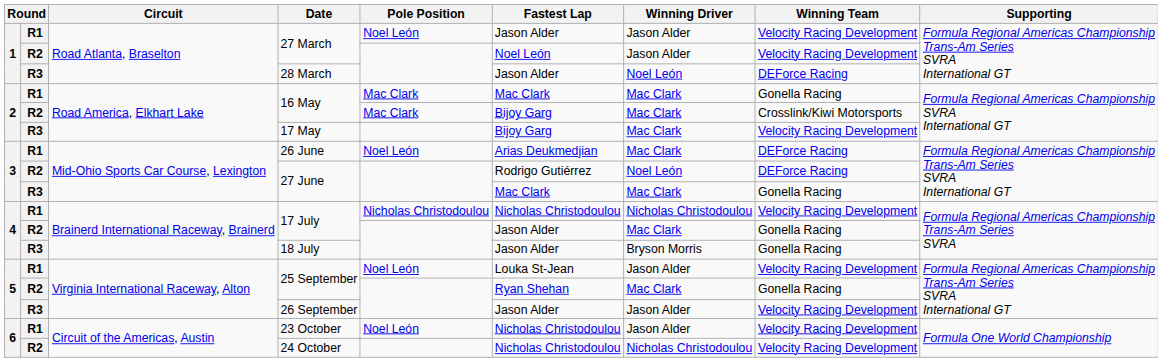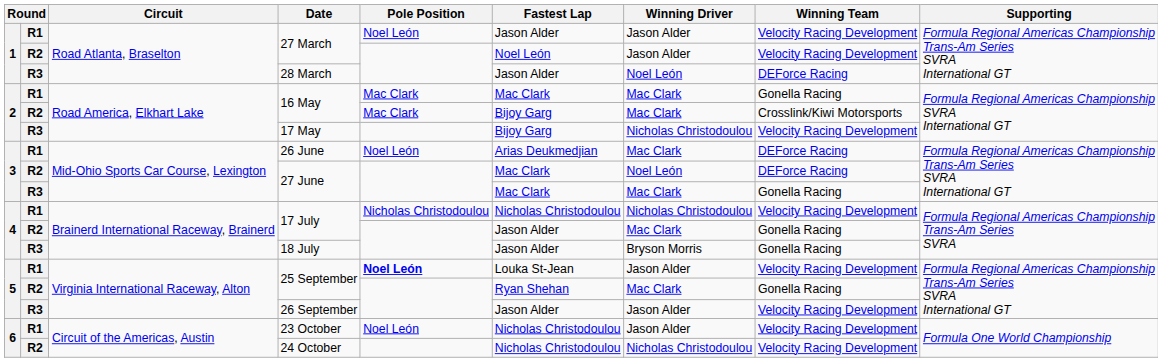(654, 131) Mac Clark -> (689, 131) Nicholas Christodoulou
(543, 171) Rodrigo Gutiérrez -> (522, 171) Mac Clark
(391, 268) normal -> (393, 268) bold
